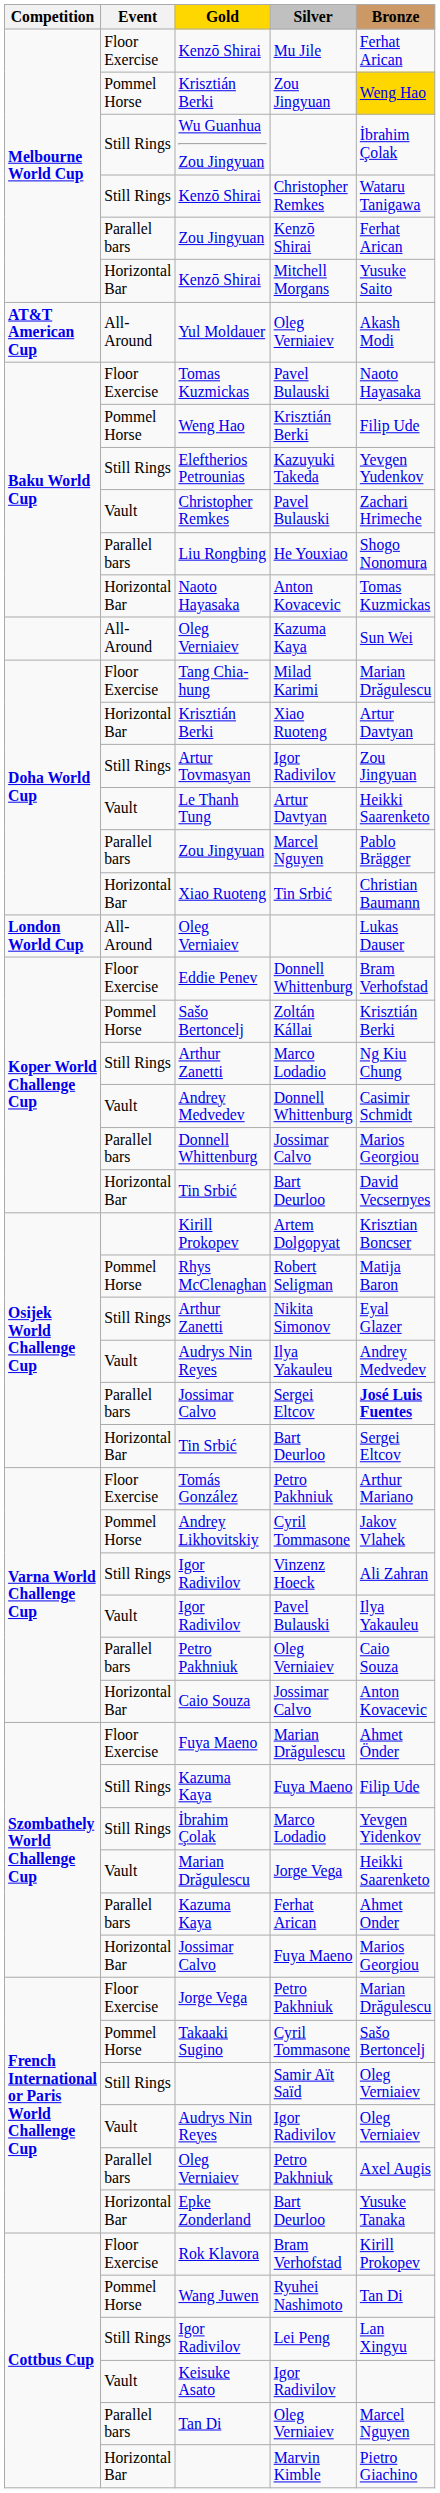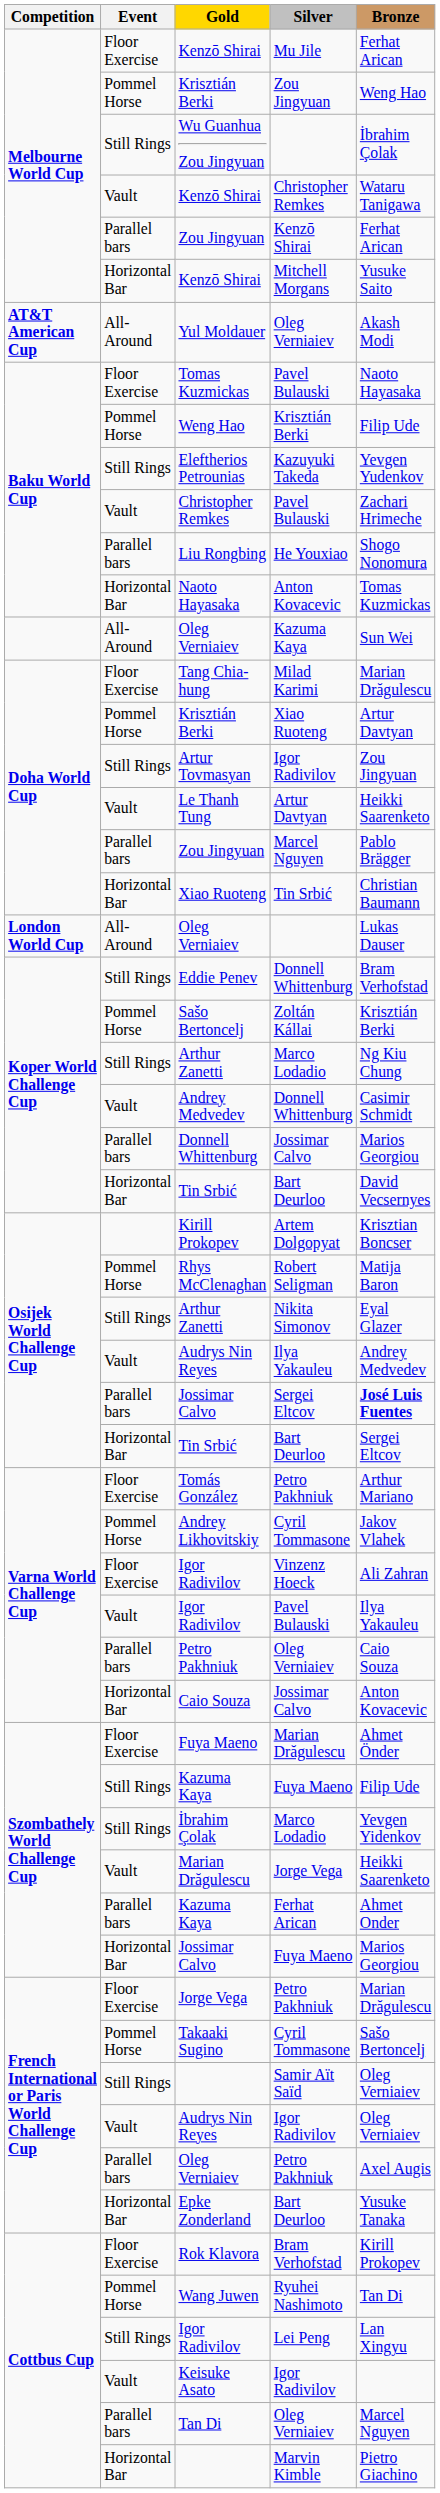(393, 93) gold background -> (393, 93) no background
(138, 195) Still Rings -> (121, 195) Vault
(138, 723) Horizontal Bar -> (130, 723) Pommel Horse
(131, 978) Floor Exercise -> (138, 978) Still Rings
(138, 1573) Still Rings -> (131, 1573) Floor Exercise
